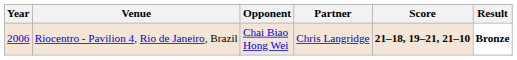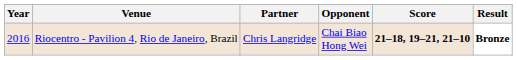columns swapped: (333, 14) <-> (267, 14)
(18, 39) 2006 -> (18, 39) 2016
